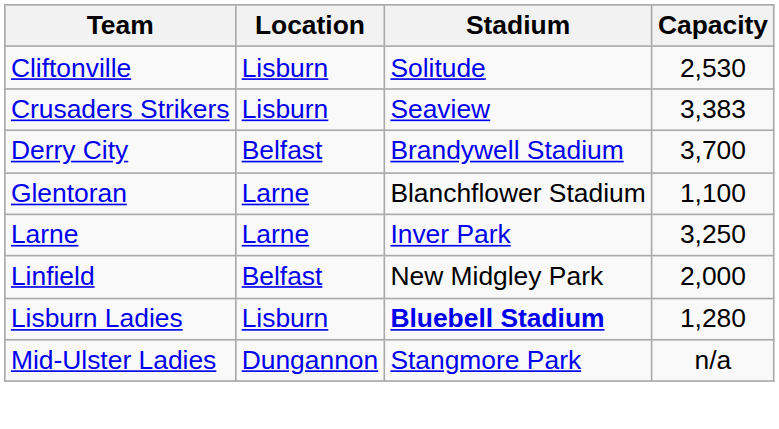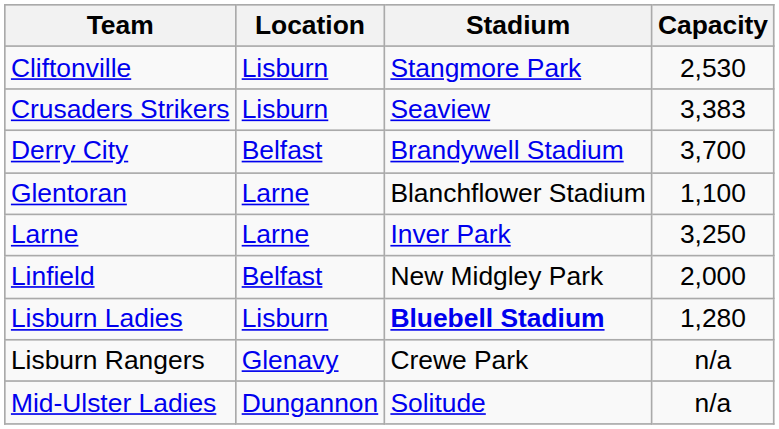(438, 67) Solitude -> (486, 67) Stangmore Park
+ row: (108, 360)
(486, 360) Stangmore Park -> (438, 402) Solitude
